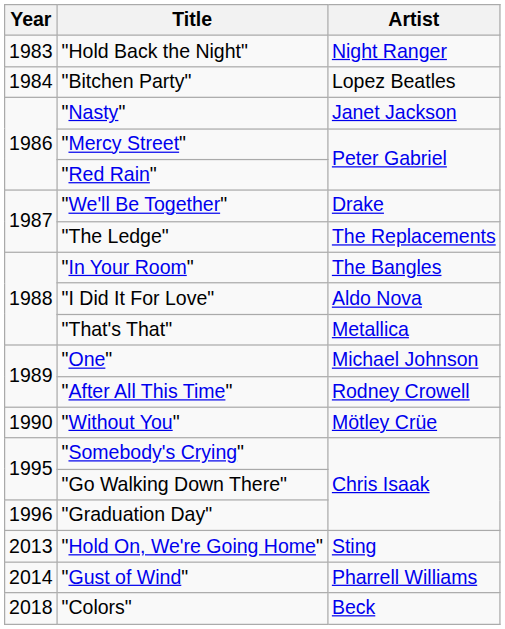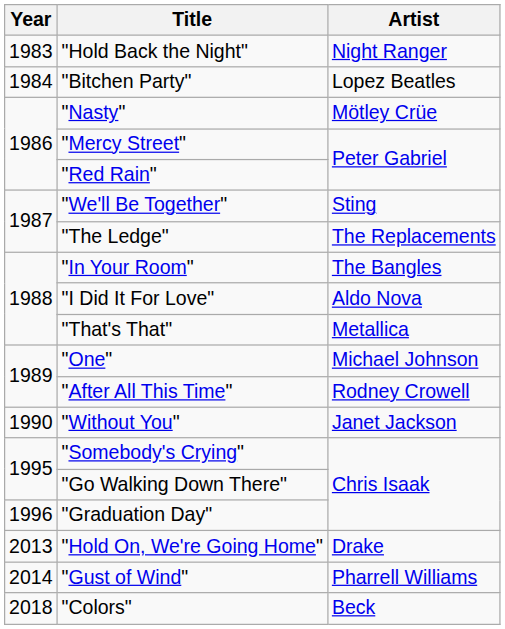(394, 112) Janet Jackson -> (384, 112) Mötley Crüe
(358, 205) Drake -> (354, 205) Sting
(384, 422) Mötley Crüe -> (394, 422) Janet Jackson
(354, 546) Sting -> (358, 546) Drake
